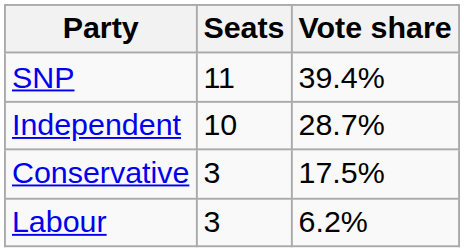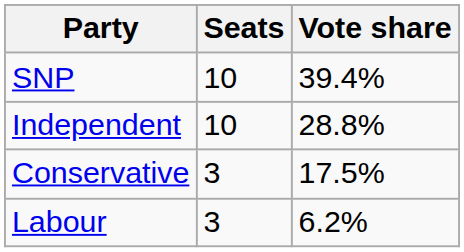(219, 76) 11 -> (220, 76) 10
(342, 125) 28.7% -> (342, 125) 28.8%
